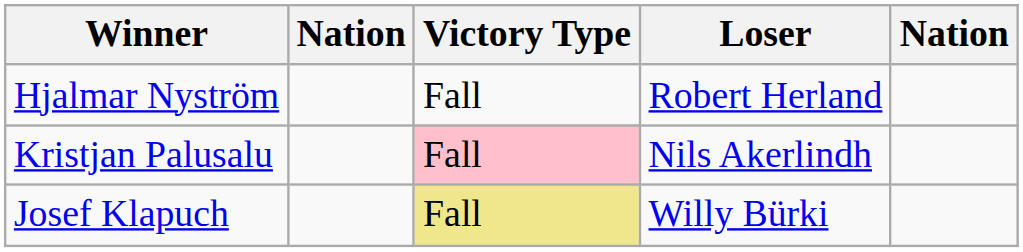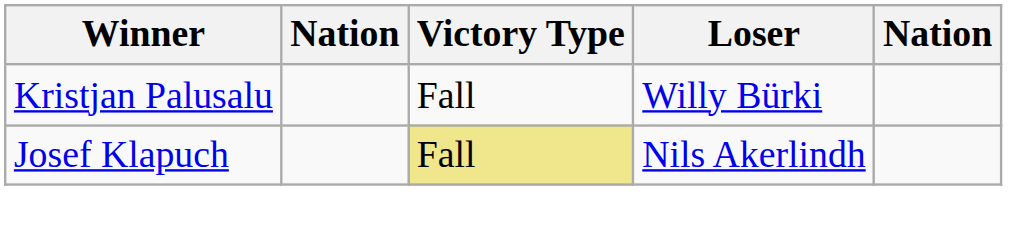- row: (147, 94)
(452, 154) pink background -> (446, 94) no background
(760, 154) Nils Akerlindh -> (732, 94) Willy Bürki
(739, 214) Willy Bürki -> (754, 154) Nils Akerlindh
